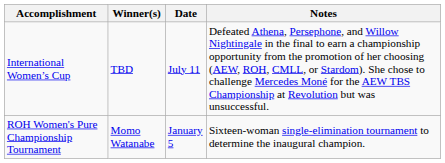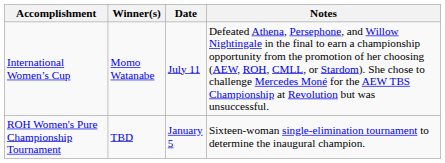(122, 68) TBD -> (133, 68) Momo Watanabe
(133, 137) Momo Watanabe -> (122, 137) TBD
